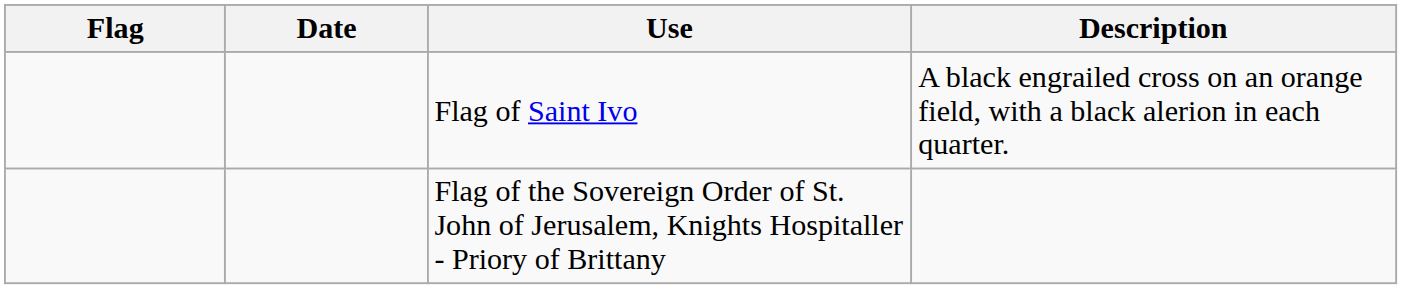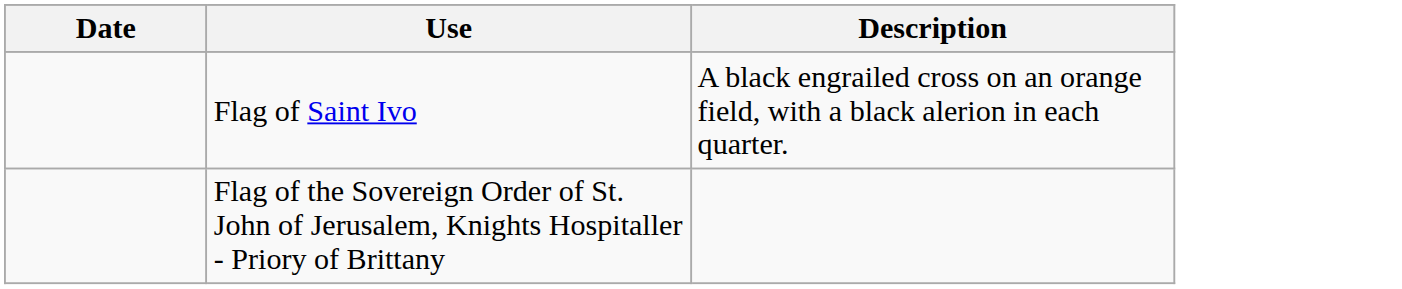- column: (115, 28)
